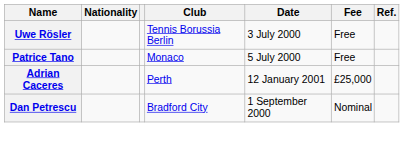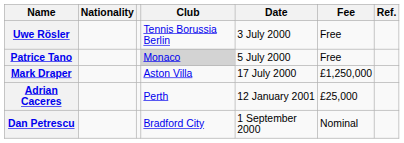(165, 57) no background -> (162, 57) lightgrey background
+ row: (41, 73)
